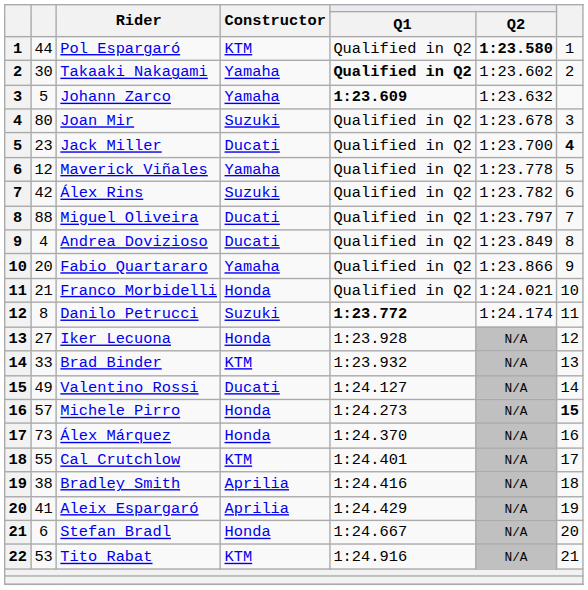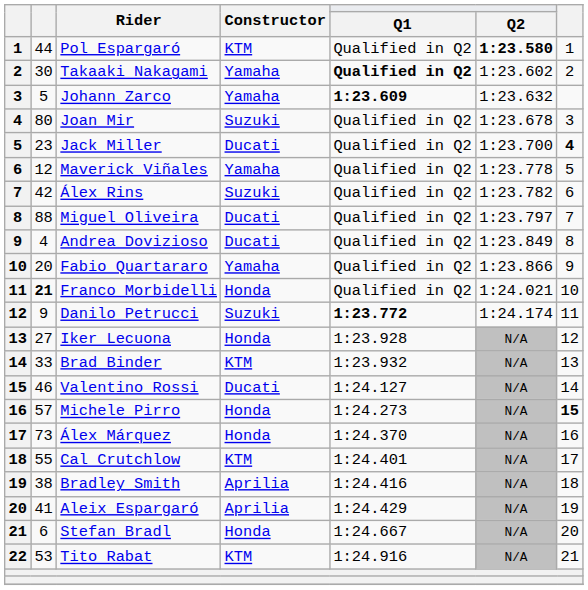(44, 290) normal -> (44, 290) bold
(44, 315) 8 -> (44, 315) 9
(44, 387) 49 -> (44, 387) 46
